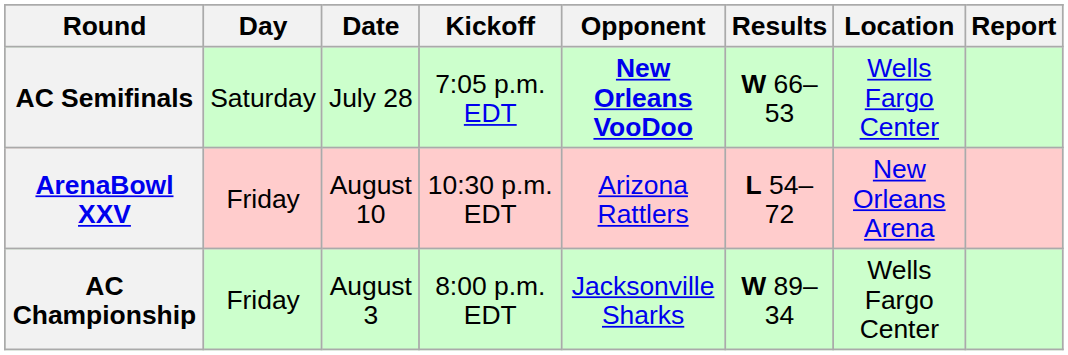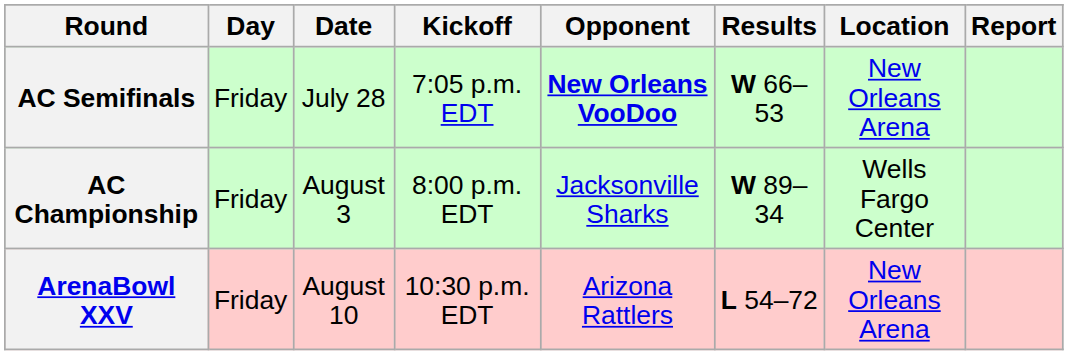(263, 97) Saturday -> (251, 97) Friday
(899, 97) Wells Fargo Center -> (894, 97) New Orleans Arena
rows swapped: (104, 299) <-> (104, 198)
